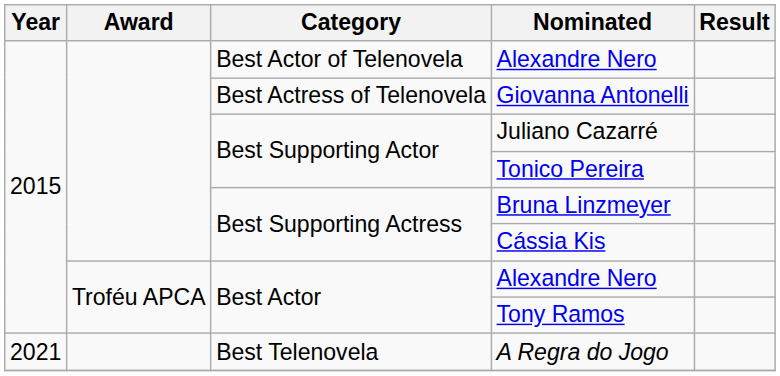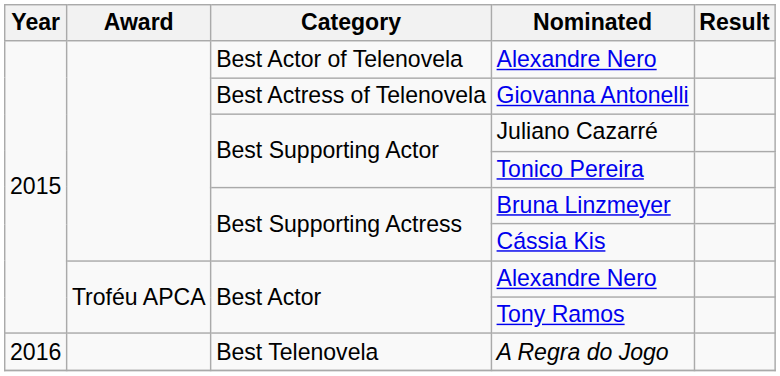(36, 351) 2021 -> (36, 351) 2016
